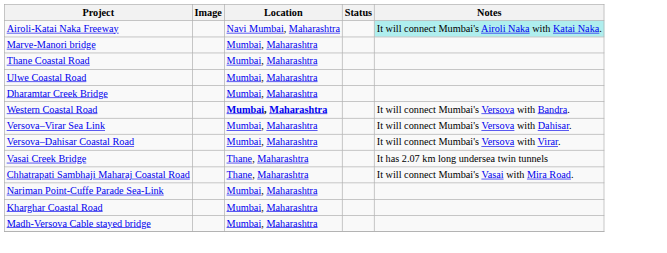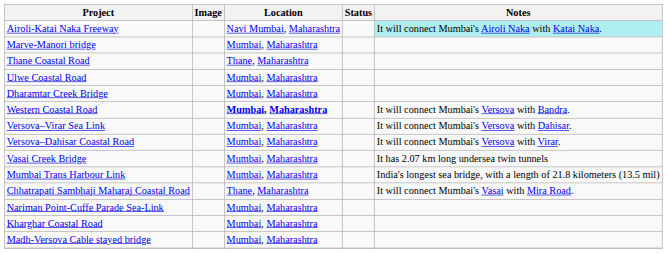(272, 61) Mumbai, Maharashtra -> (268, 61) Thane, Maharashtra
(268, 158) Thane, Maharashtra -> (272, 158) Mumbai, Maharashtra
+ row: (66, 175)
